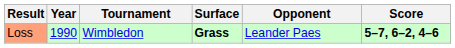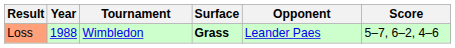(63, 33) 1990 -> (63, 33) 1988
(402, 33) bold -> (402, 33) normal
